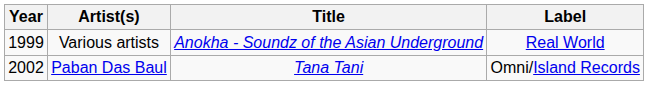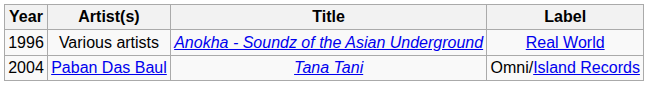(26, 42) 1999 -> (26, 42) 1996
(26, 67) 2002 -> (26, 67) 2004
